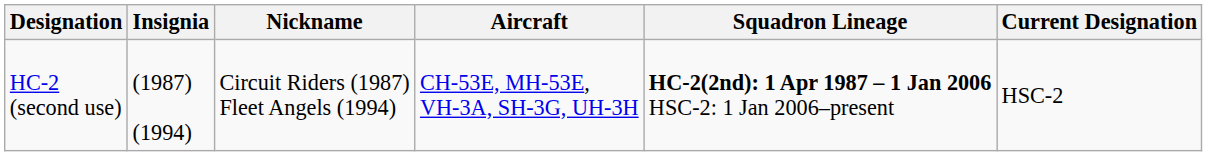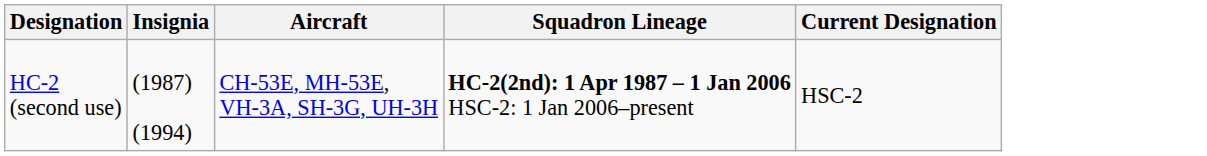- column: (315, 22)
